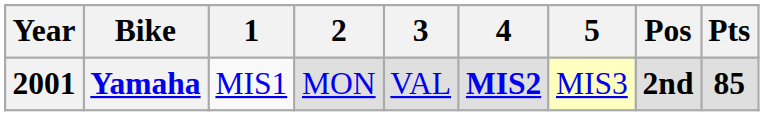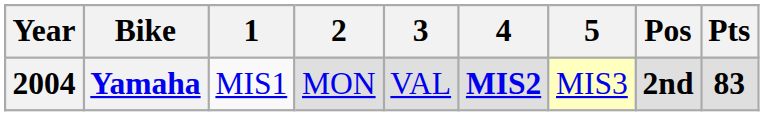(44, 82) 2001 -> (44, 82) 2004
(729, 82) 85 -> (729, 82) 83
